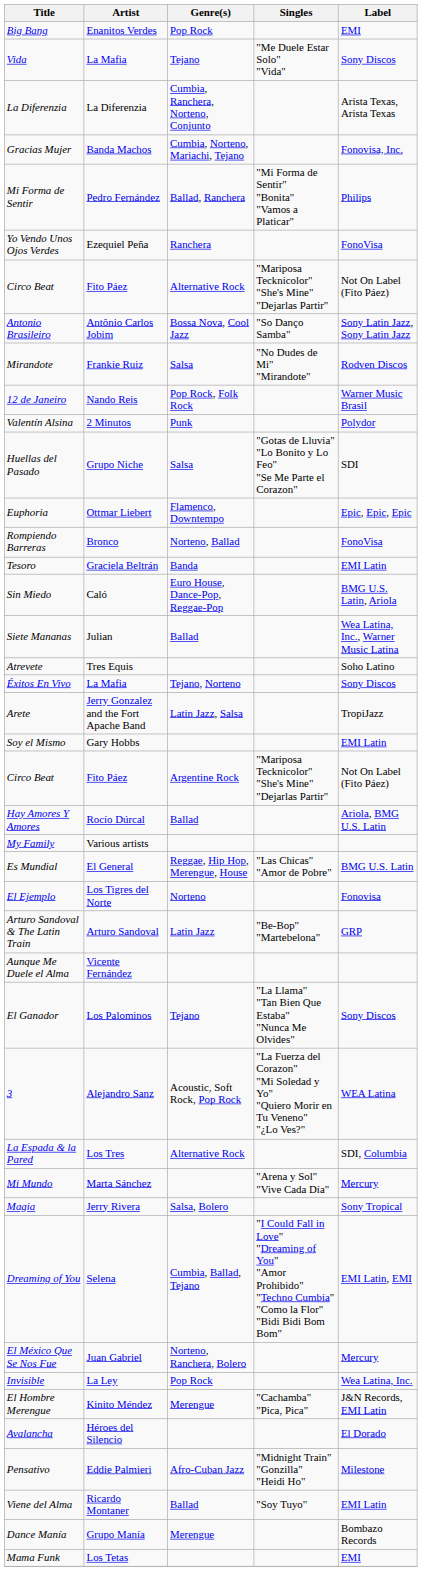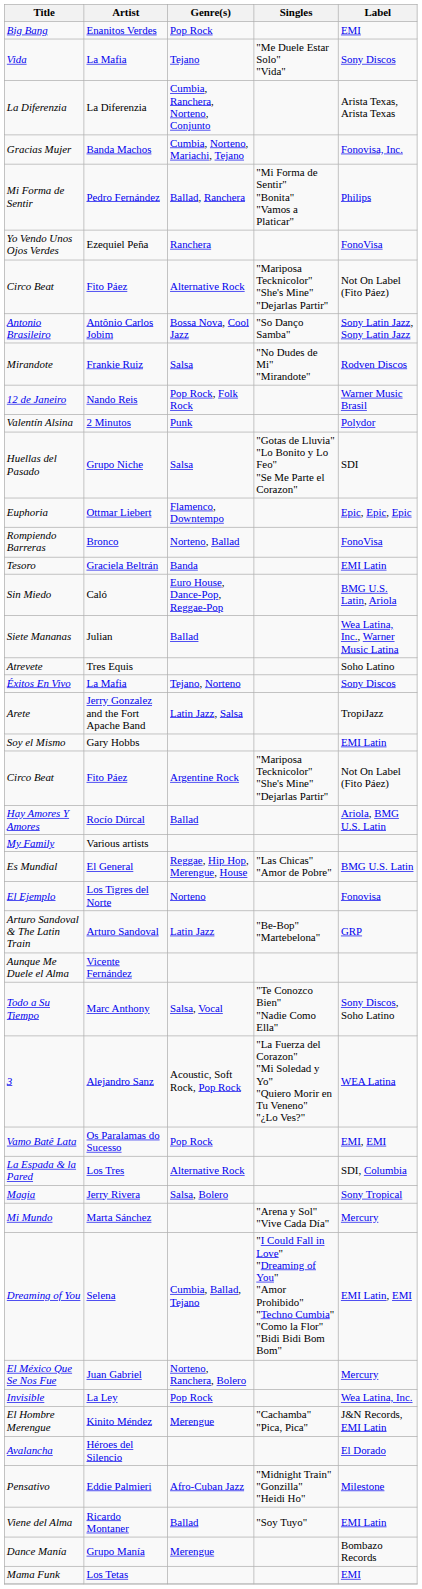- row: (33, 1015)
+ row: (28, 1009)
+ row: (42, 1141)
rows swapped: (21, 1206) <-> (30, 1183)
